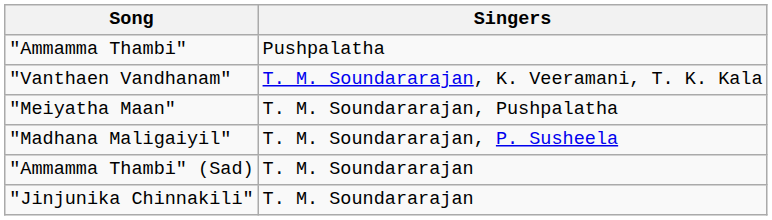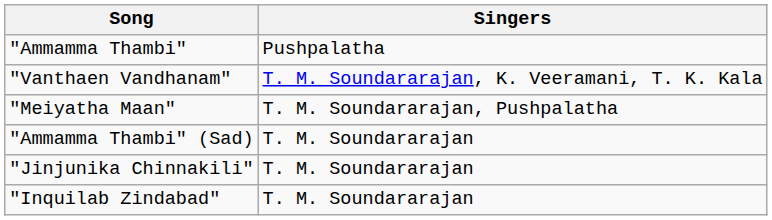- row: (120, 140)
+ row: (115, 199)
